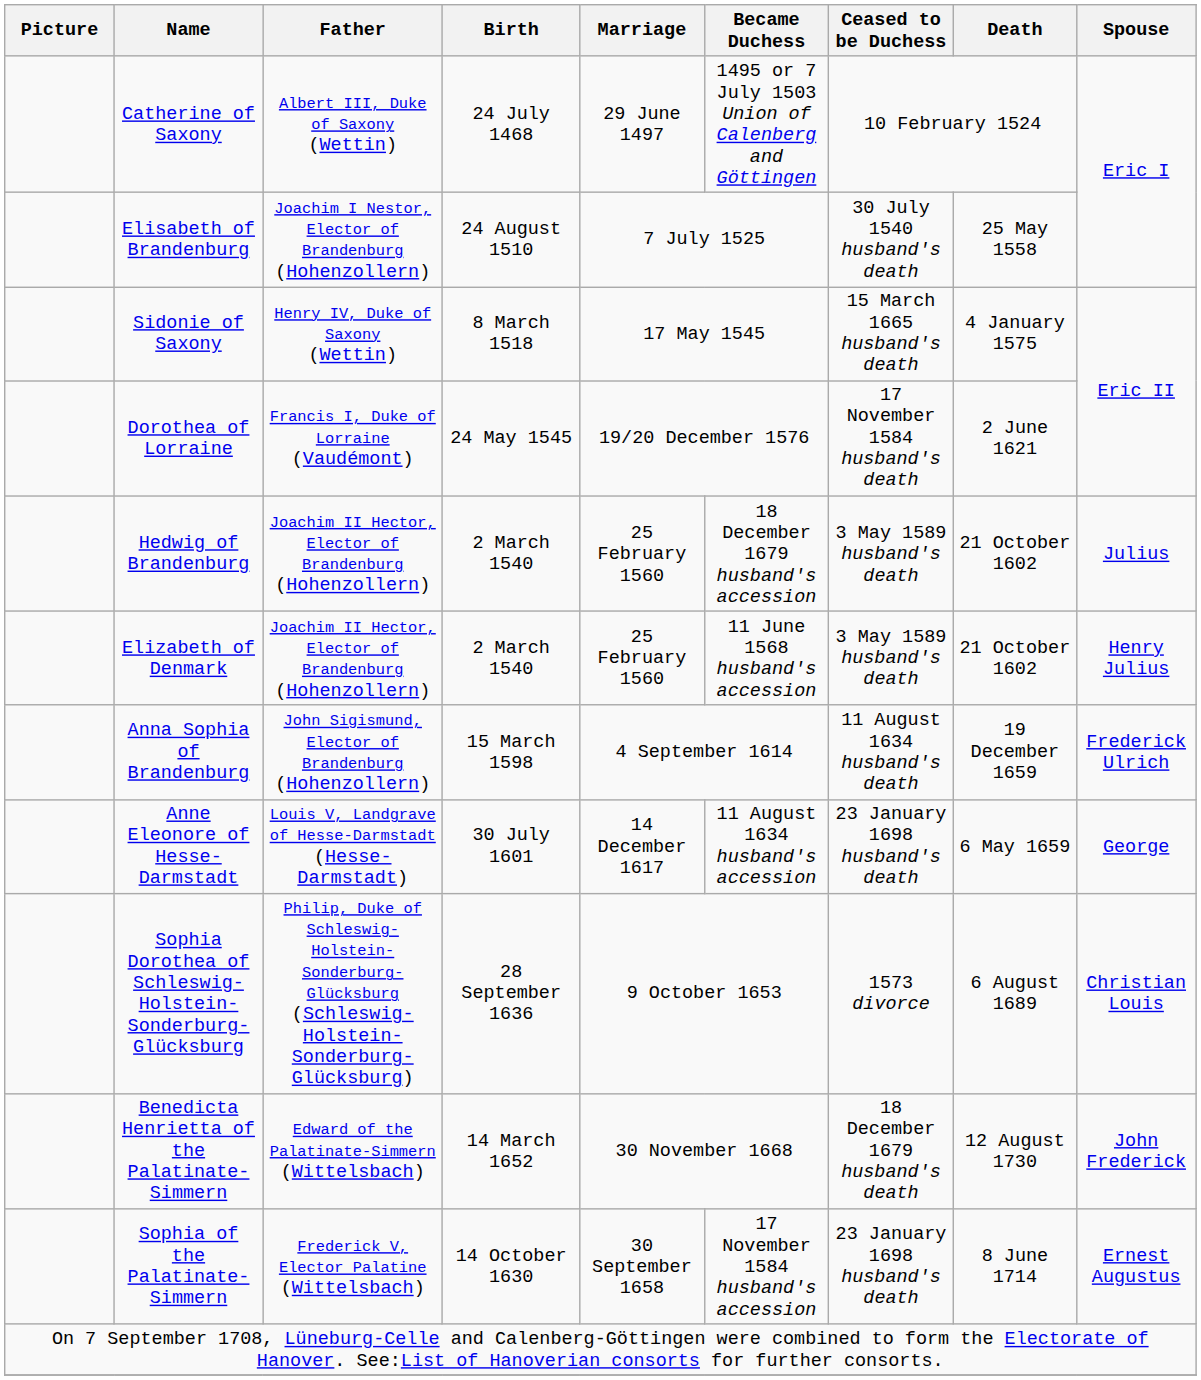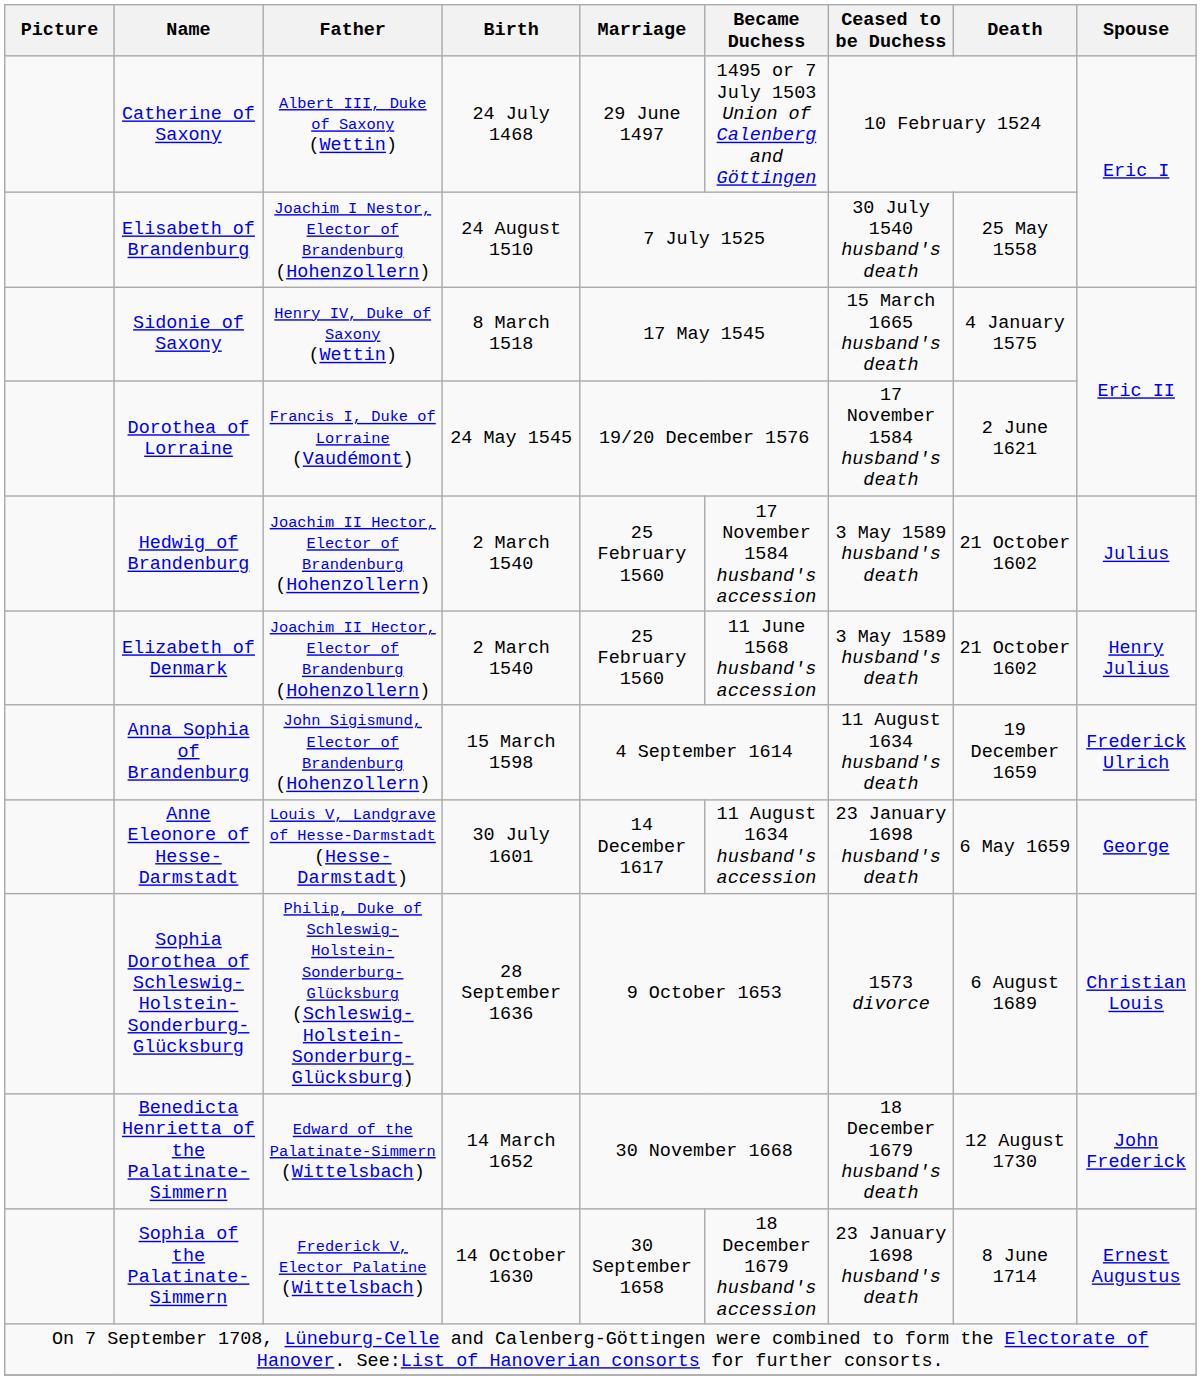(766, 554) 18 December 1679 husband's accession -> (766, 554) 17 November 1584 husband's accession
(766, 1267) 17 November 1584 husband's accession -> (766, 1267) 18 December 1679 husband's accession
